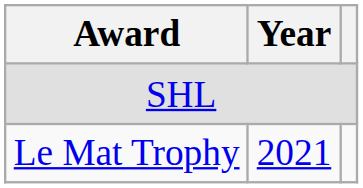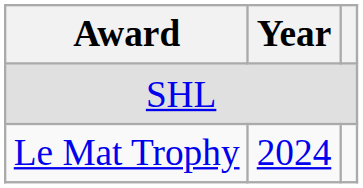(294, 152) 2021 -> (294, 152) 2024
